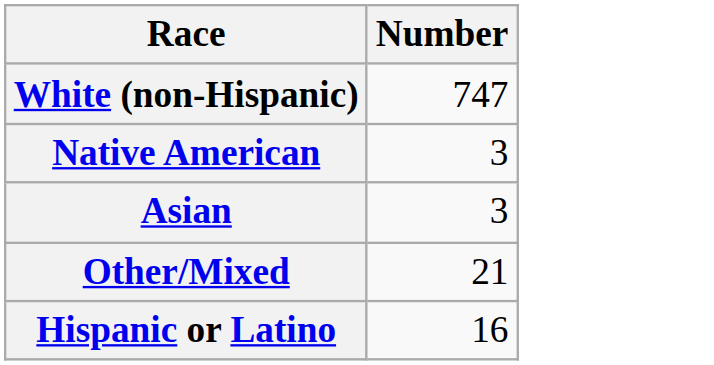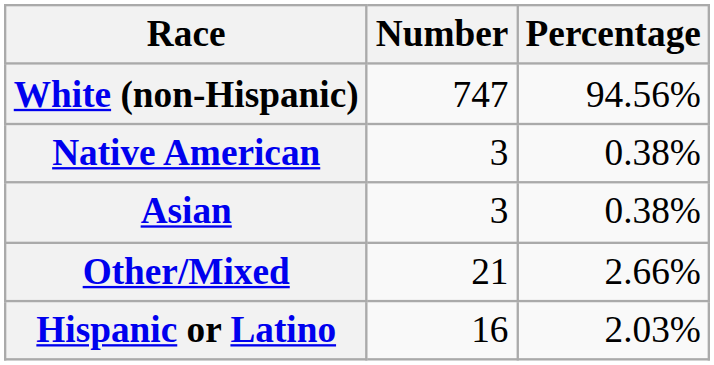+ column: (613, 34)
